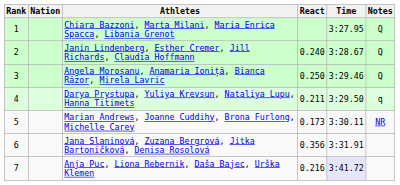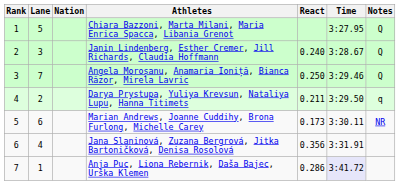+ column: (40, 11)
(312, 168) 0.216 -> (312, 168) 0.286
